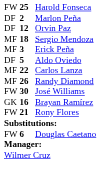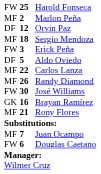(10, 18) DF -> (10, 18) MF
(10, 49) MF -> (11, 49) FW
(11, 112) FW -> (10, 112) MF
+ row: (59, 133)
